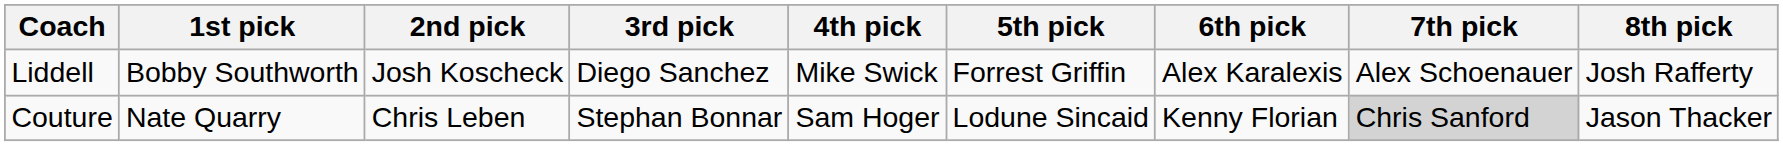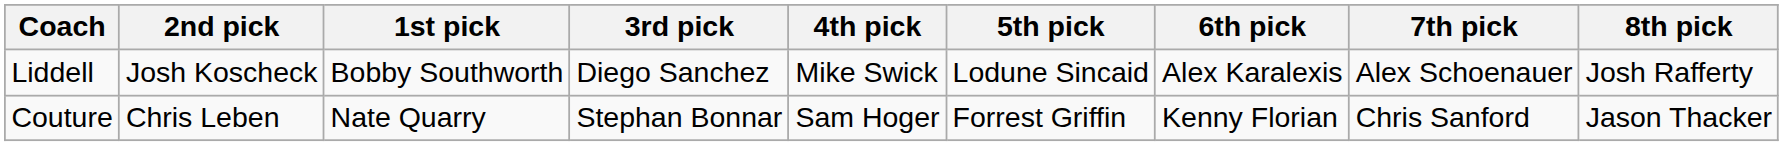columns swapped: (242, 27) <-> (468, 27)
(1039, 72) Forrest Griffin -> (1051, 72) Lodune Sincaid
(1051, 117) Lodune Sincaid -> (1039, 117) Forrest Griffin
(1443, 117) lightgrey background -> (1443, 117) no background
